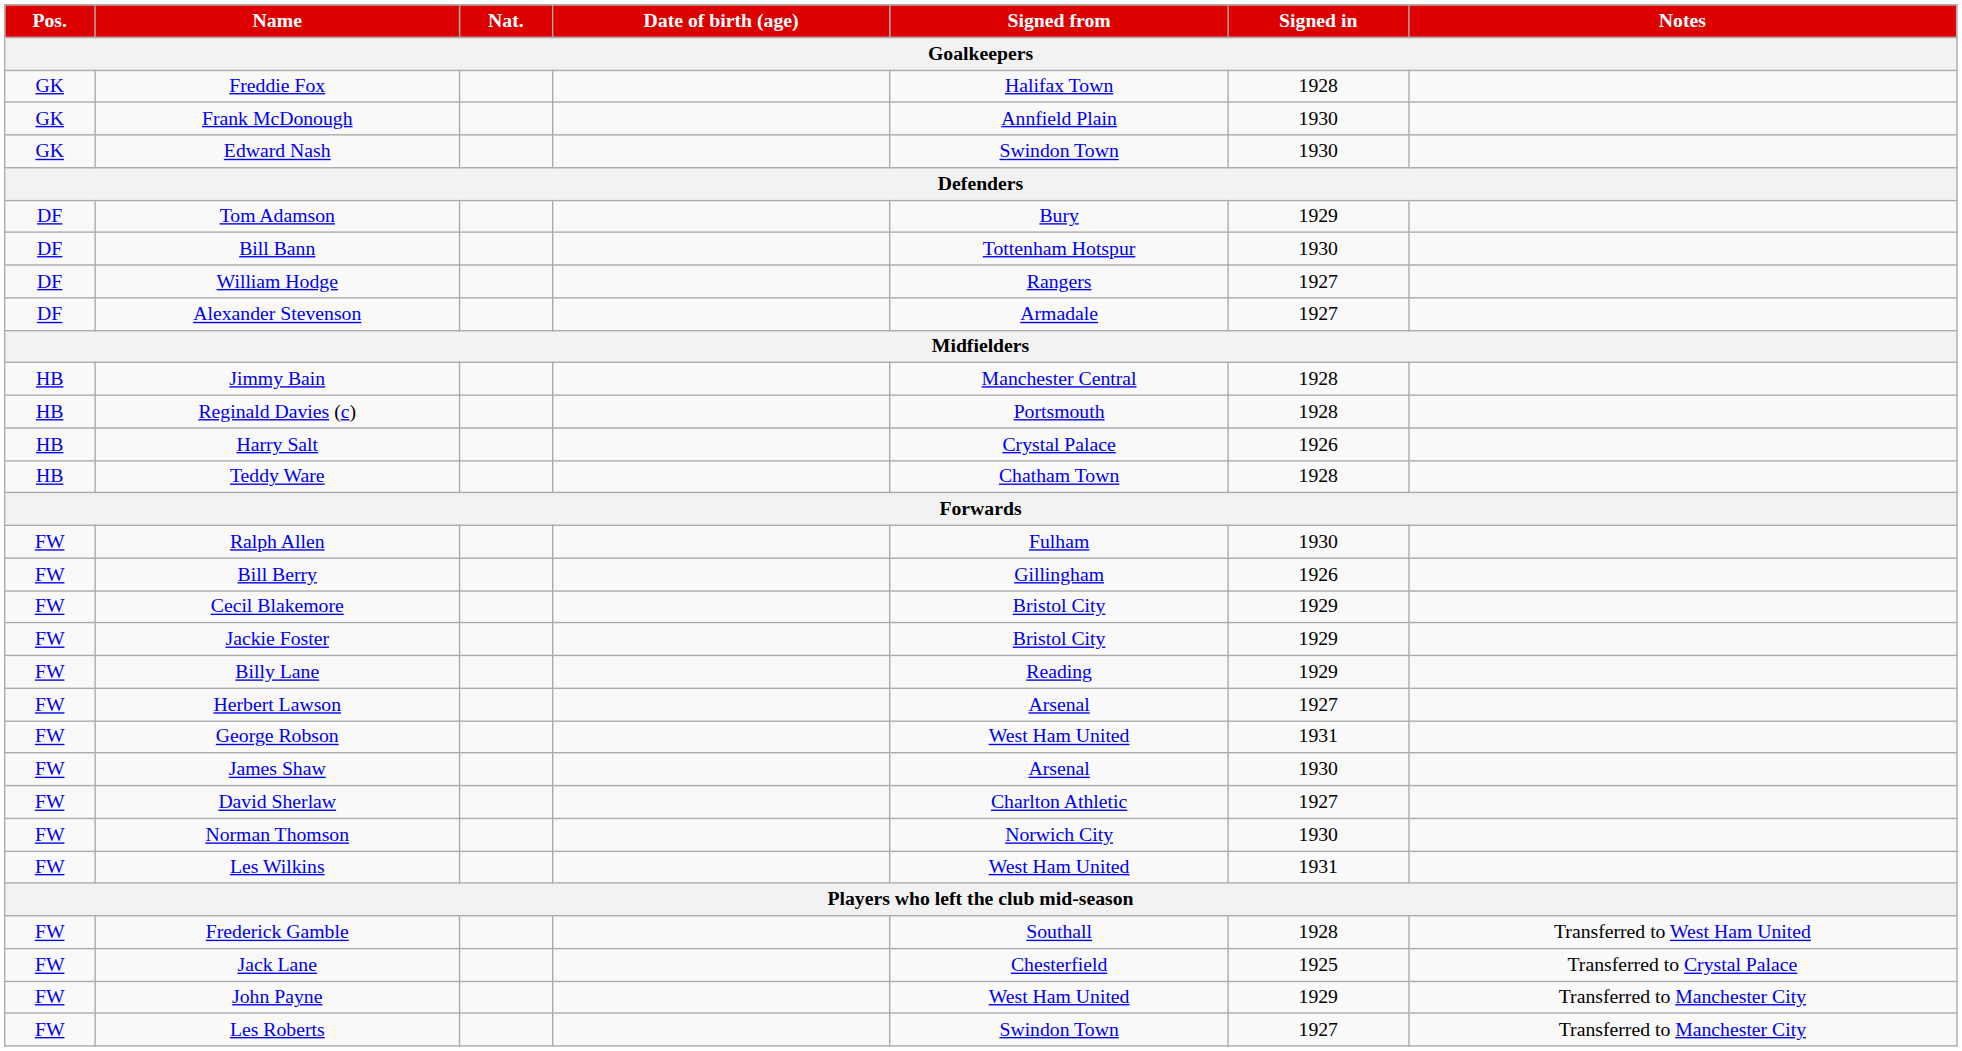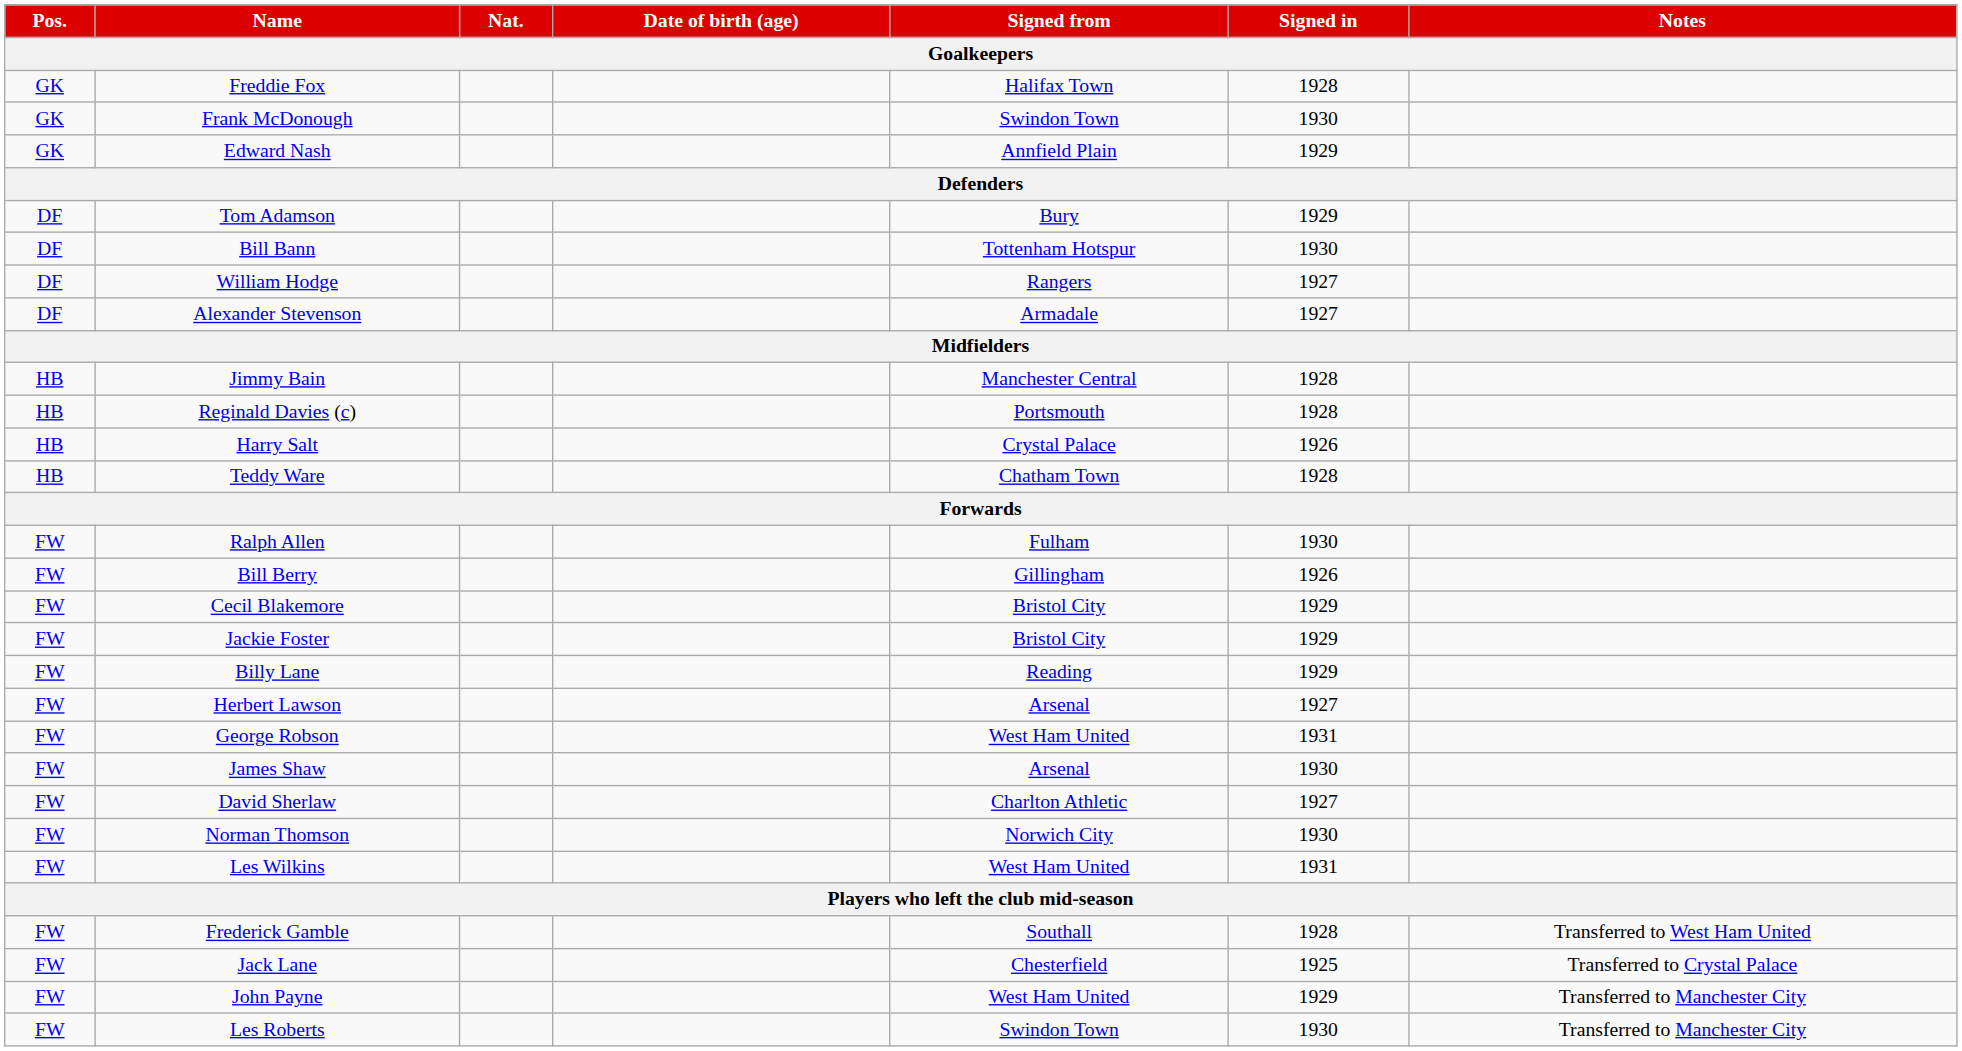(1059, 118) Annfield Plain -> (1059, 118) Swindon Town
(1059, 151) Swindon Town -> (1059, 151) Annfield Plain
(1318, 151) 1930 -> (1318, 151) 1929
(1318, 1029) 1927 -> (1318, 1029) 1930
